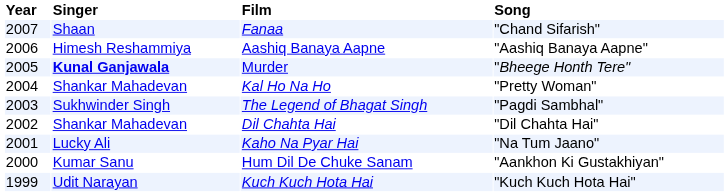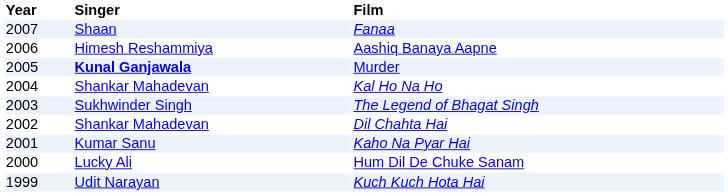- column: (512, 10)
(81, 143) Lucky Ali -> (115, 143) Kumar Sanu
(93, 162) Kumar Sanu -> (103, 162) Lucky Ali
